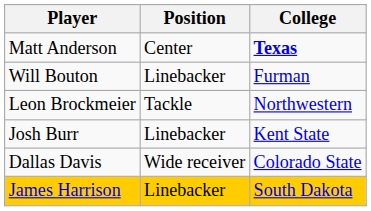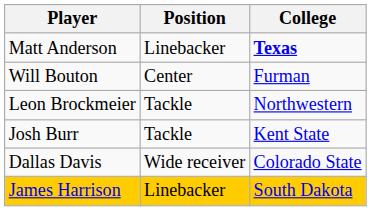(168, 47) Center -> (185, 47) Linebacker
(185, 76) Linebacker -> (168, 76) Center
(185, 133) Linebacker -> (168, 133) Tackle
